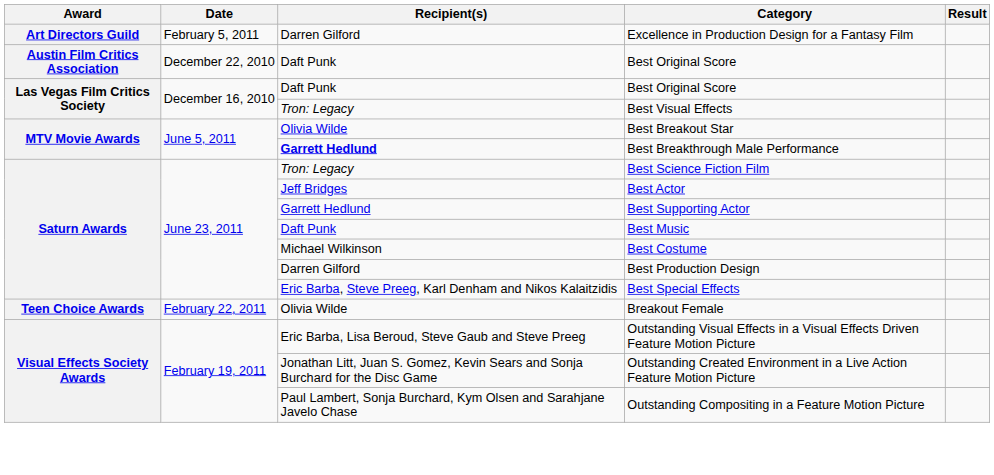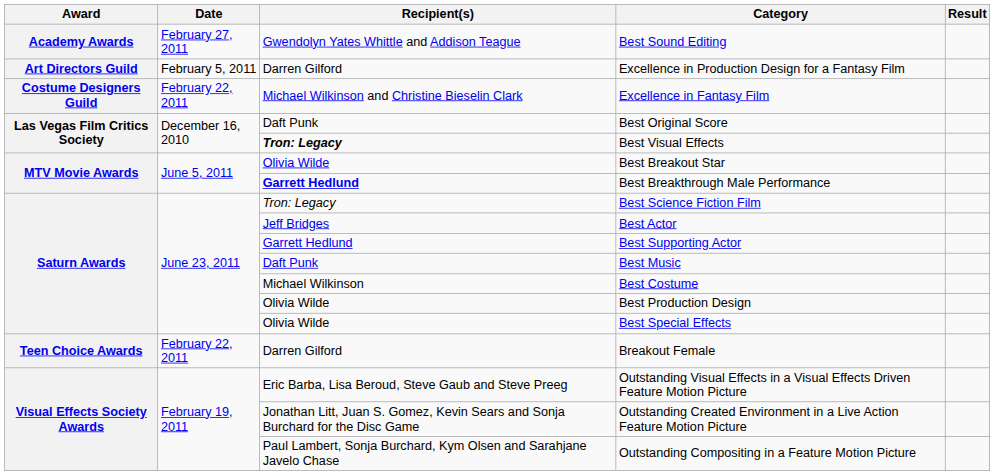+ row: (81, 41)
- row: (83, 61)
+ row: (81, 95)
(317, 108) normal -> (302, 143) bold
(320, 269) Darren Gilford -> (296, 303) Olivia Wilde
(449, 289) Eric Barba, Steve Preeg, Karl Denham and Nikos Kalaitzidis -> (296, 323) Olivia Wilde
(314, 309) Olivia Wilde -> (302, 350) Darren Gilford
